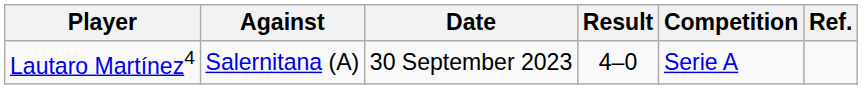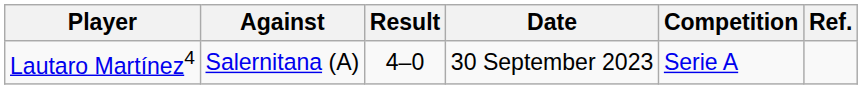columns swapped: (618, 22) <-> (471, 22)
